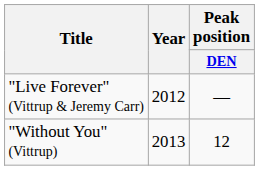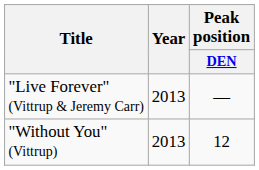(169, 96) 2012 -> (169, 96) 2013
